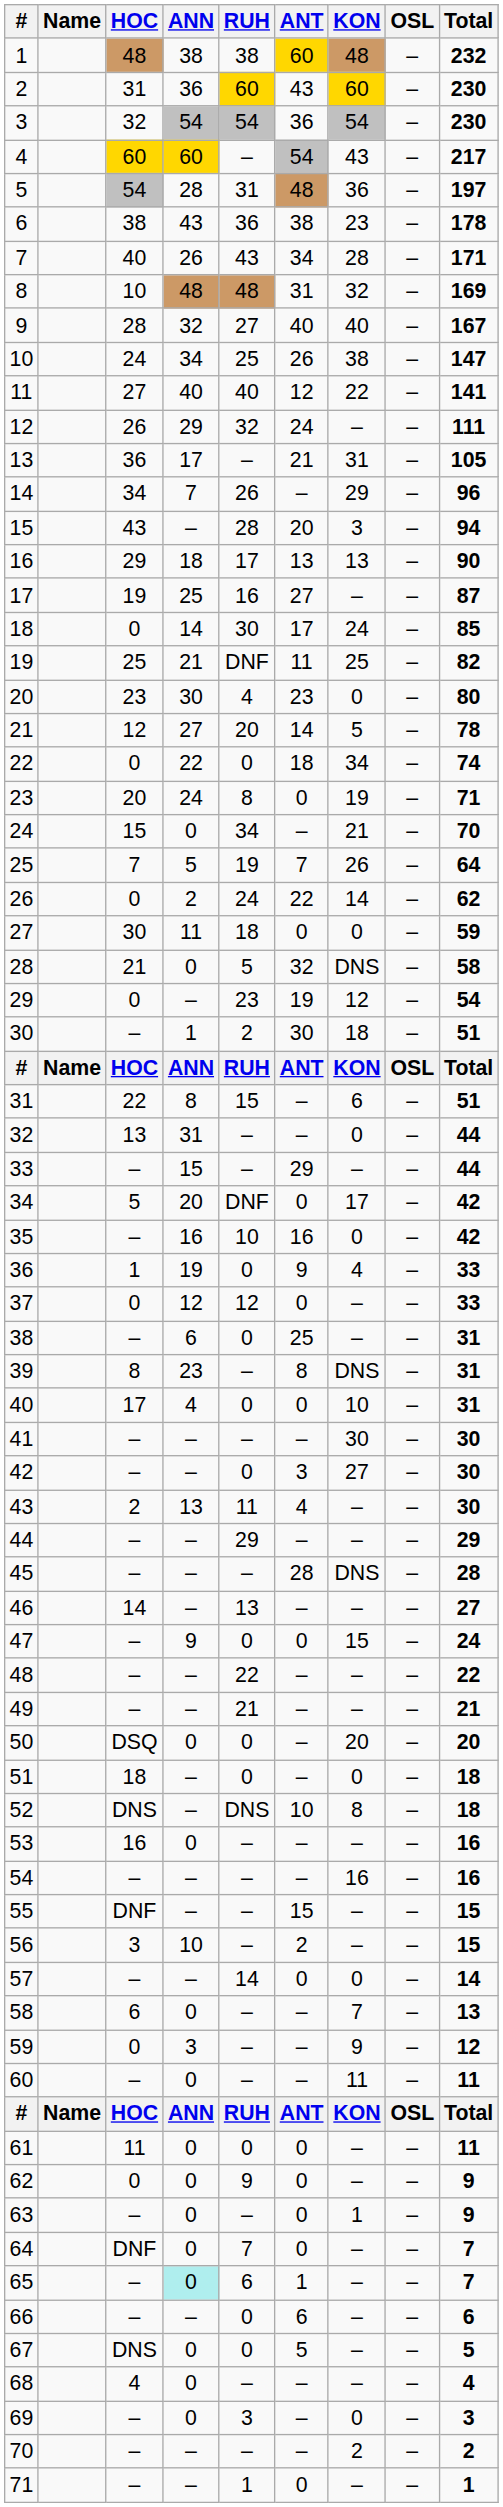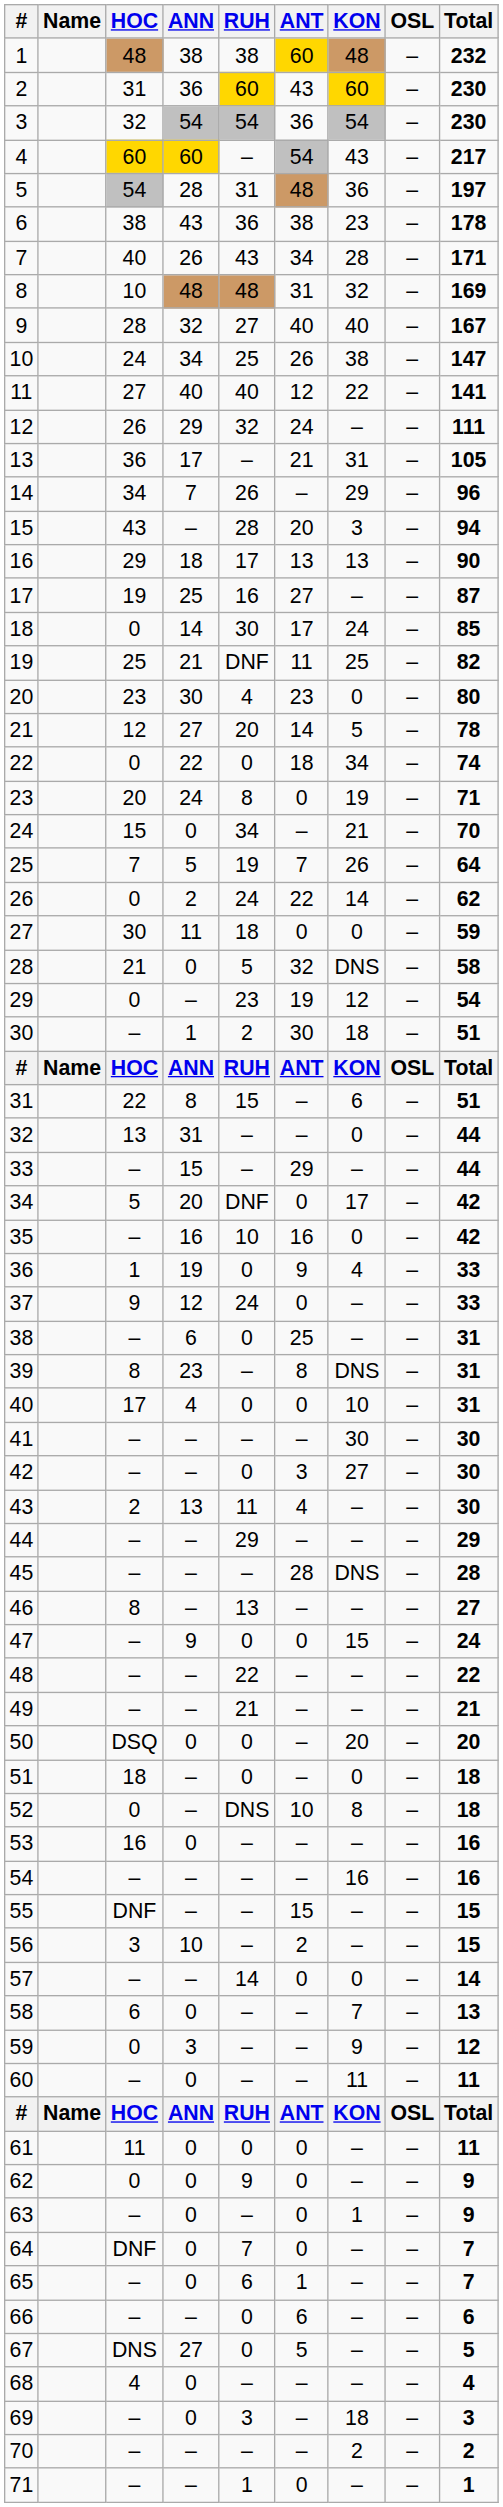(134, 1303) 0 -> (134, 1303) 9
(247, 1303) 12 -> (247, 1303) 24
(134, 1607) 14 -> (134, 1607) 8
(134, 1810) DNS -> (134, 1810) 0
(191, 2282) paleturquoise background -> (191, 2282) no background
(191, 2350) 0 -> (191, 2350) 27
(357, 2417) 0 -> (357, 2417) 18
